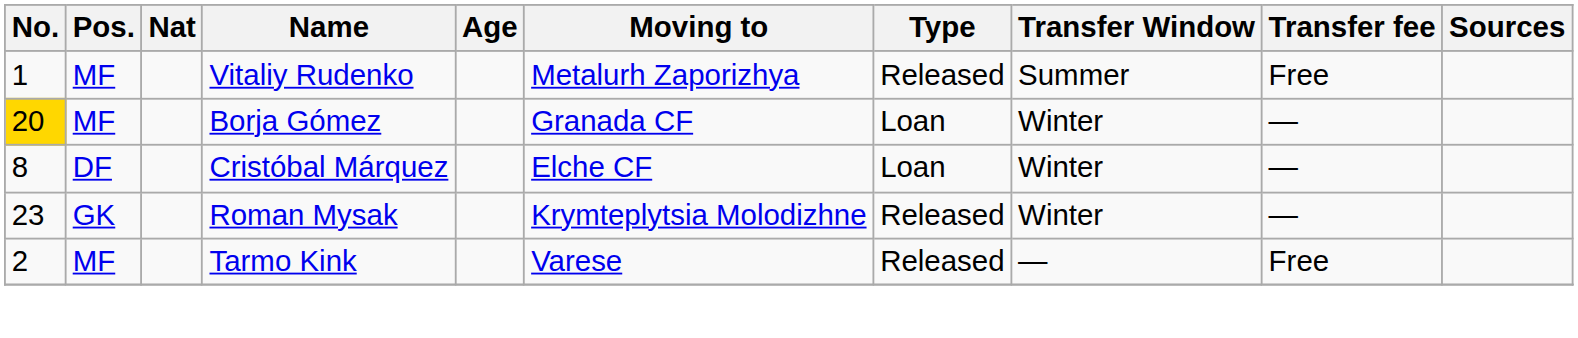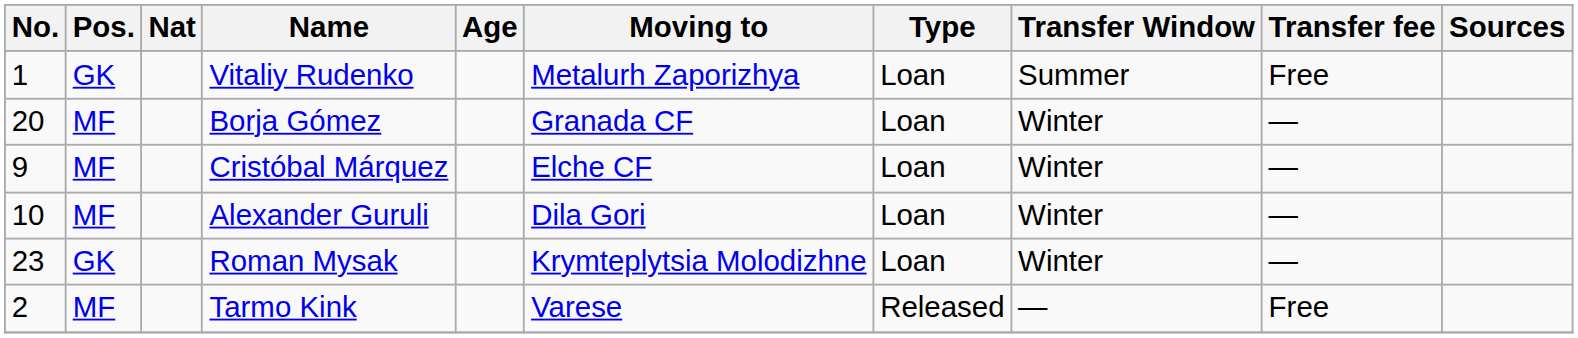(94, 74) MF -> (94, 74) GK
(942, 74) Released -> (913, 74) Loan
(28, 121) gold background -> (28, 121) no background
(20, 167) 8 -> (20, 167) 9
(92, 167) DF -> (94, 167) MF
+ row: (319, 214)
(942, 214) Released -> (913, 261) Loan
